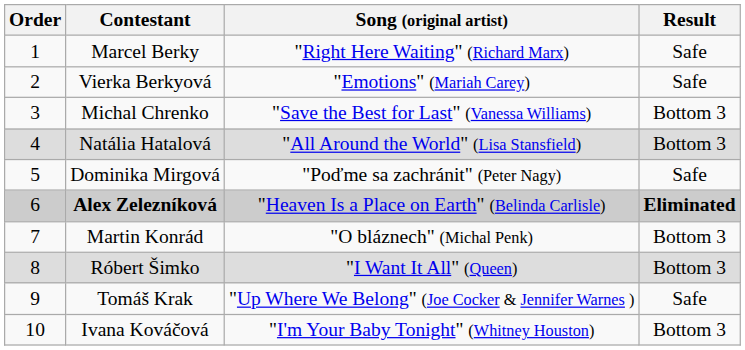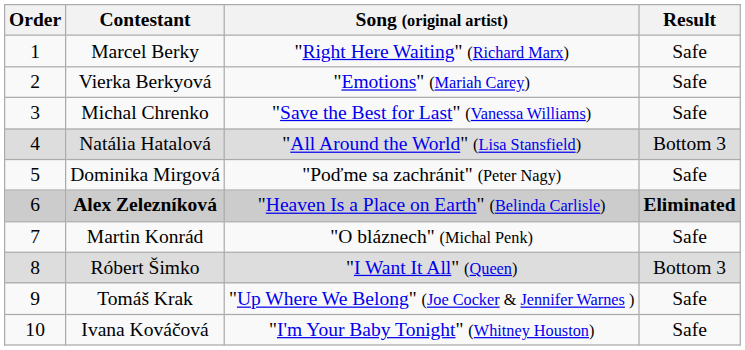(689, 112) Bottom 3 -> (690, 112) Safe
(689, 236) Bottom 3 -> (690, 236) Safe
(689, 329) Bottom 3 -> (690, 329) Safe
